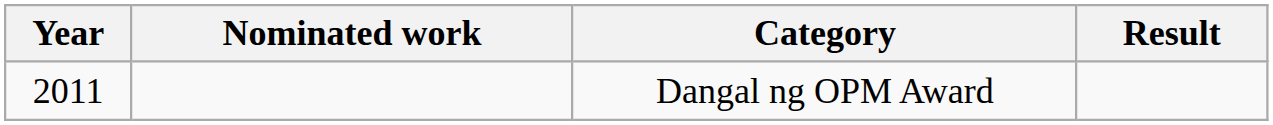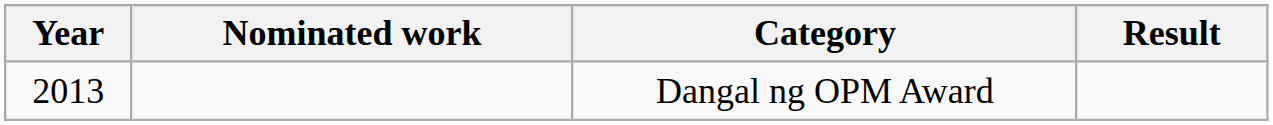(68, 90) 2011 -> (68, 90) 2013
